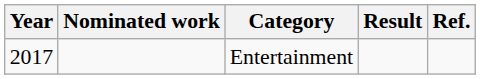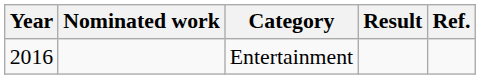(31, 56) 2017 -> (31, 56) 2016
